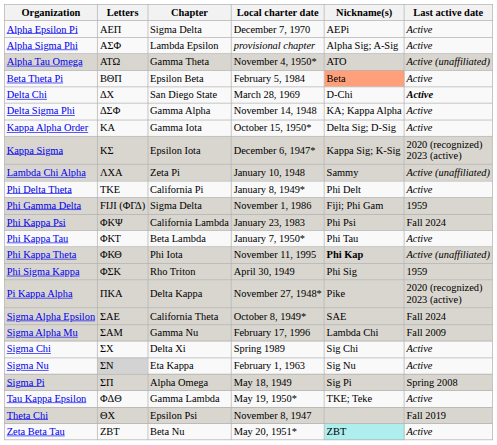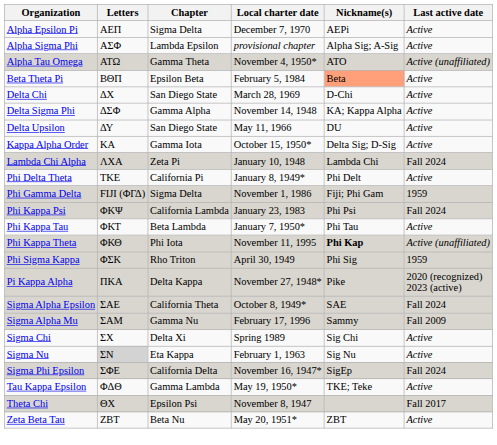(420, 95) bold -> (419, 95) normal
+ row: (36, 128)
- row: (35, 150)
(342, 172) Sammy -> (352, 161) Lambda Chi
(448, 172) Active (unaffiliated) -> (426, 161) Fall 2024
(352, 333) Lambda Chi -> (342, 321) Sammy
+ row: (45, 370)
- row: (26, 382)
(426, 415) Fall 2019 -> (426, 403) Fall 2017
(336, 431) paleturquoise background -> (336, 420) no background
